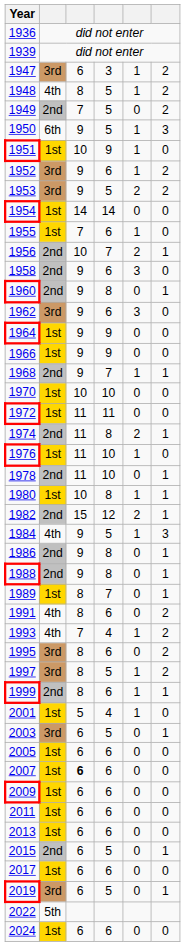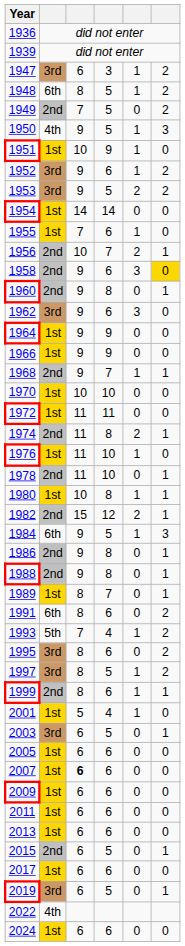(53, 91) 4th -> (53, 91) 6th
(53, 130) 6th -> (53, 130) 4th
(165, 271) no background -> (165, 271) gold background
(53, 533) 4th -> (53, 533) 6th
(53, 613) 4th -> (53, 613) 6th
(53, 633) 4th -> (53, 633) 5th
(53, 911) 5th -> (53, 911) 4th
